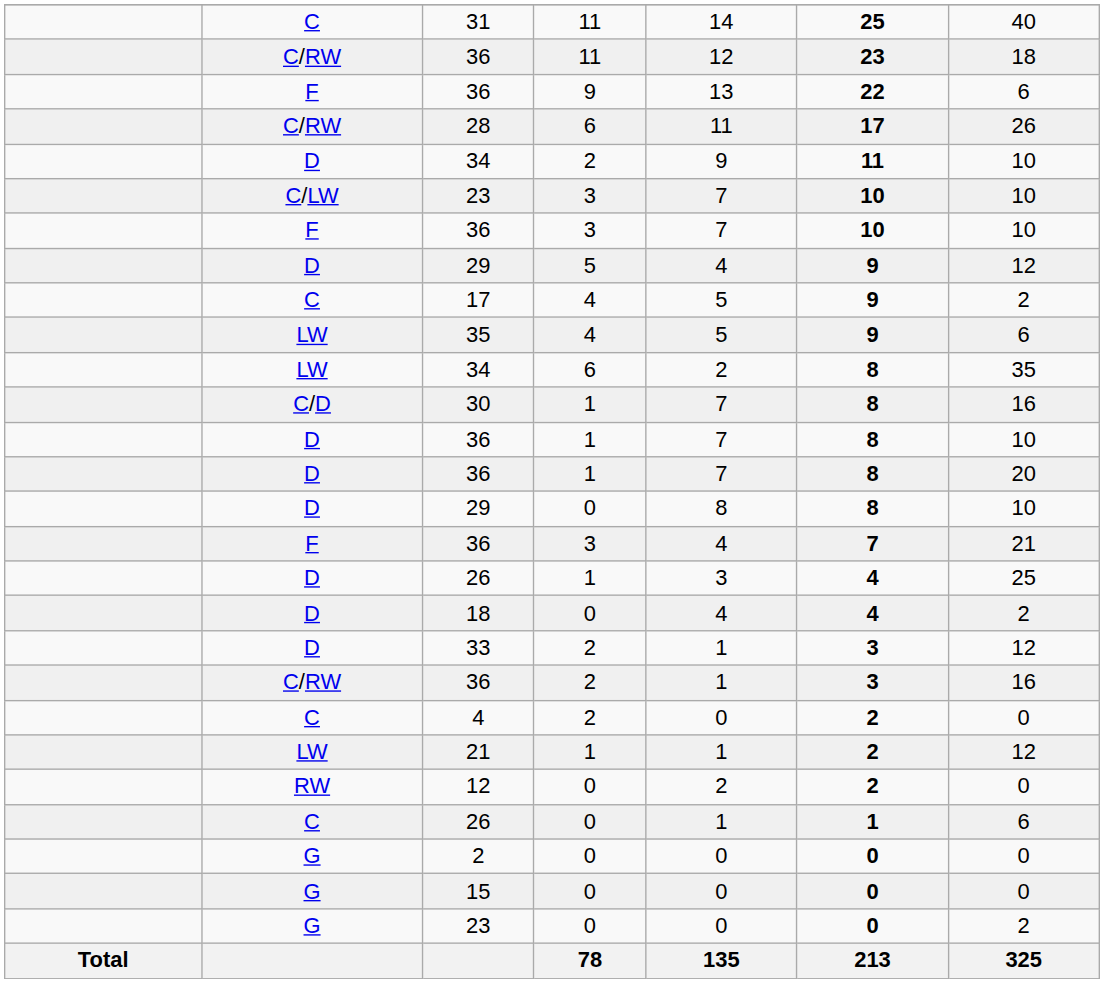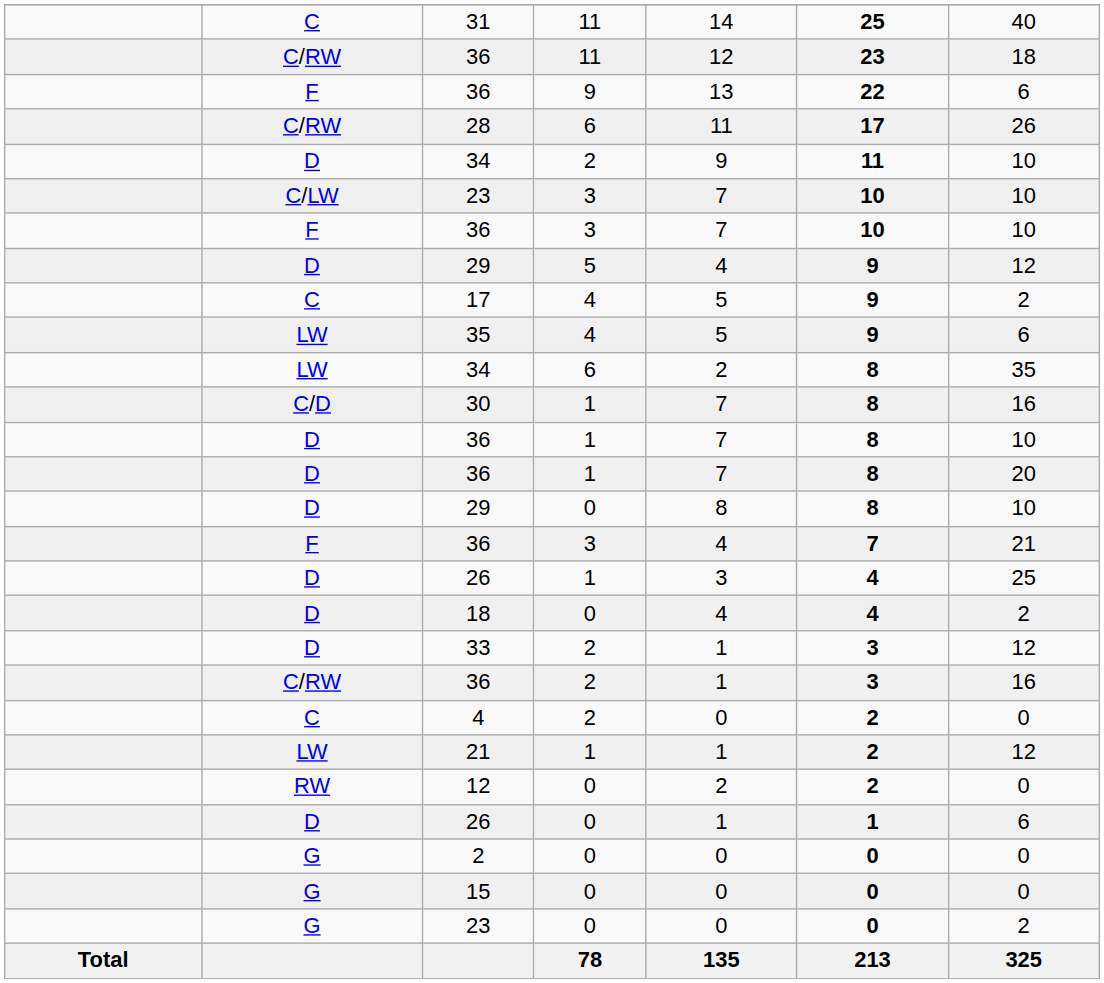(312, 821) C -> (312, 821) D
